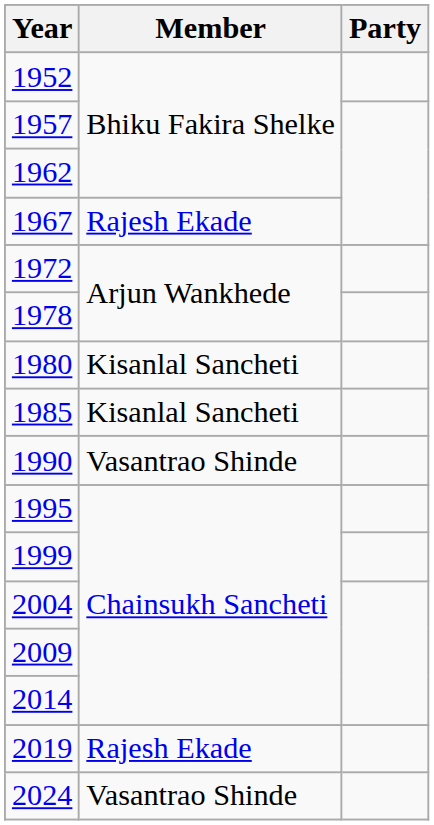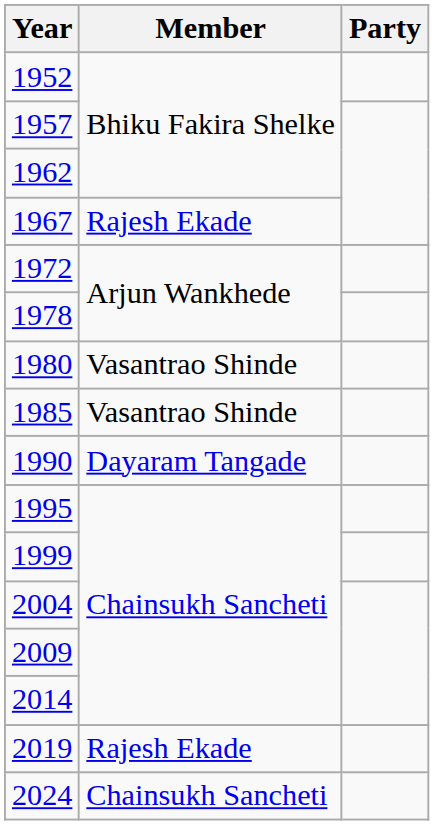(193, 364) Kisanlal Sancheti -> (192, 364) Vasantrao Shinde
(193, 412) Kisanlal Sancheti -> (192, 412) Vasantrao Shinde
(192, 460) Vasantrao Shinde -> (196, 460) Dayaram Tangade
(192, 795) Vasantrao Shinde -> (207, 795) Chainsukh Sancheti
